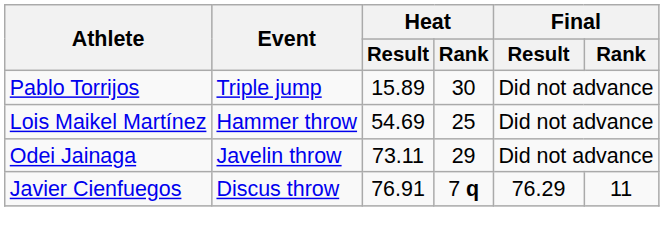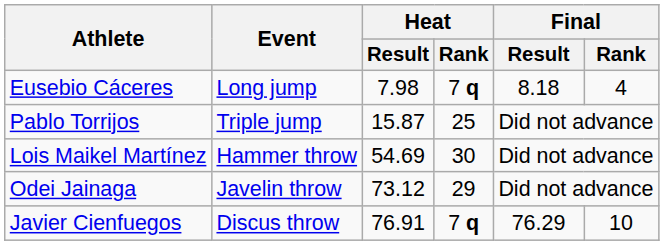+ row: (91, 88)
(398, 88) 15.89 -> (398, 122) 15.87
(464, 88) 30 -> (464, 122) 25
(464, 122) 25 -> (464, 156) 30
(398, 156) 73.11 -> (398, 190) 73.12
(621, 190) 11 -> (621, 224) 10
